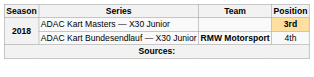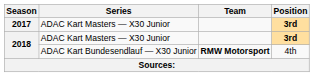+ row: (22, 24)
